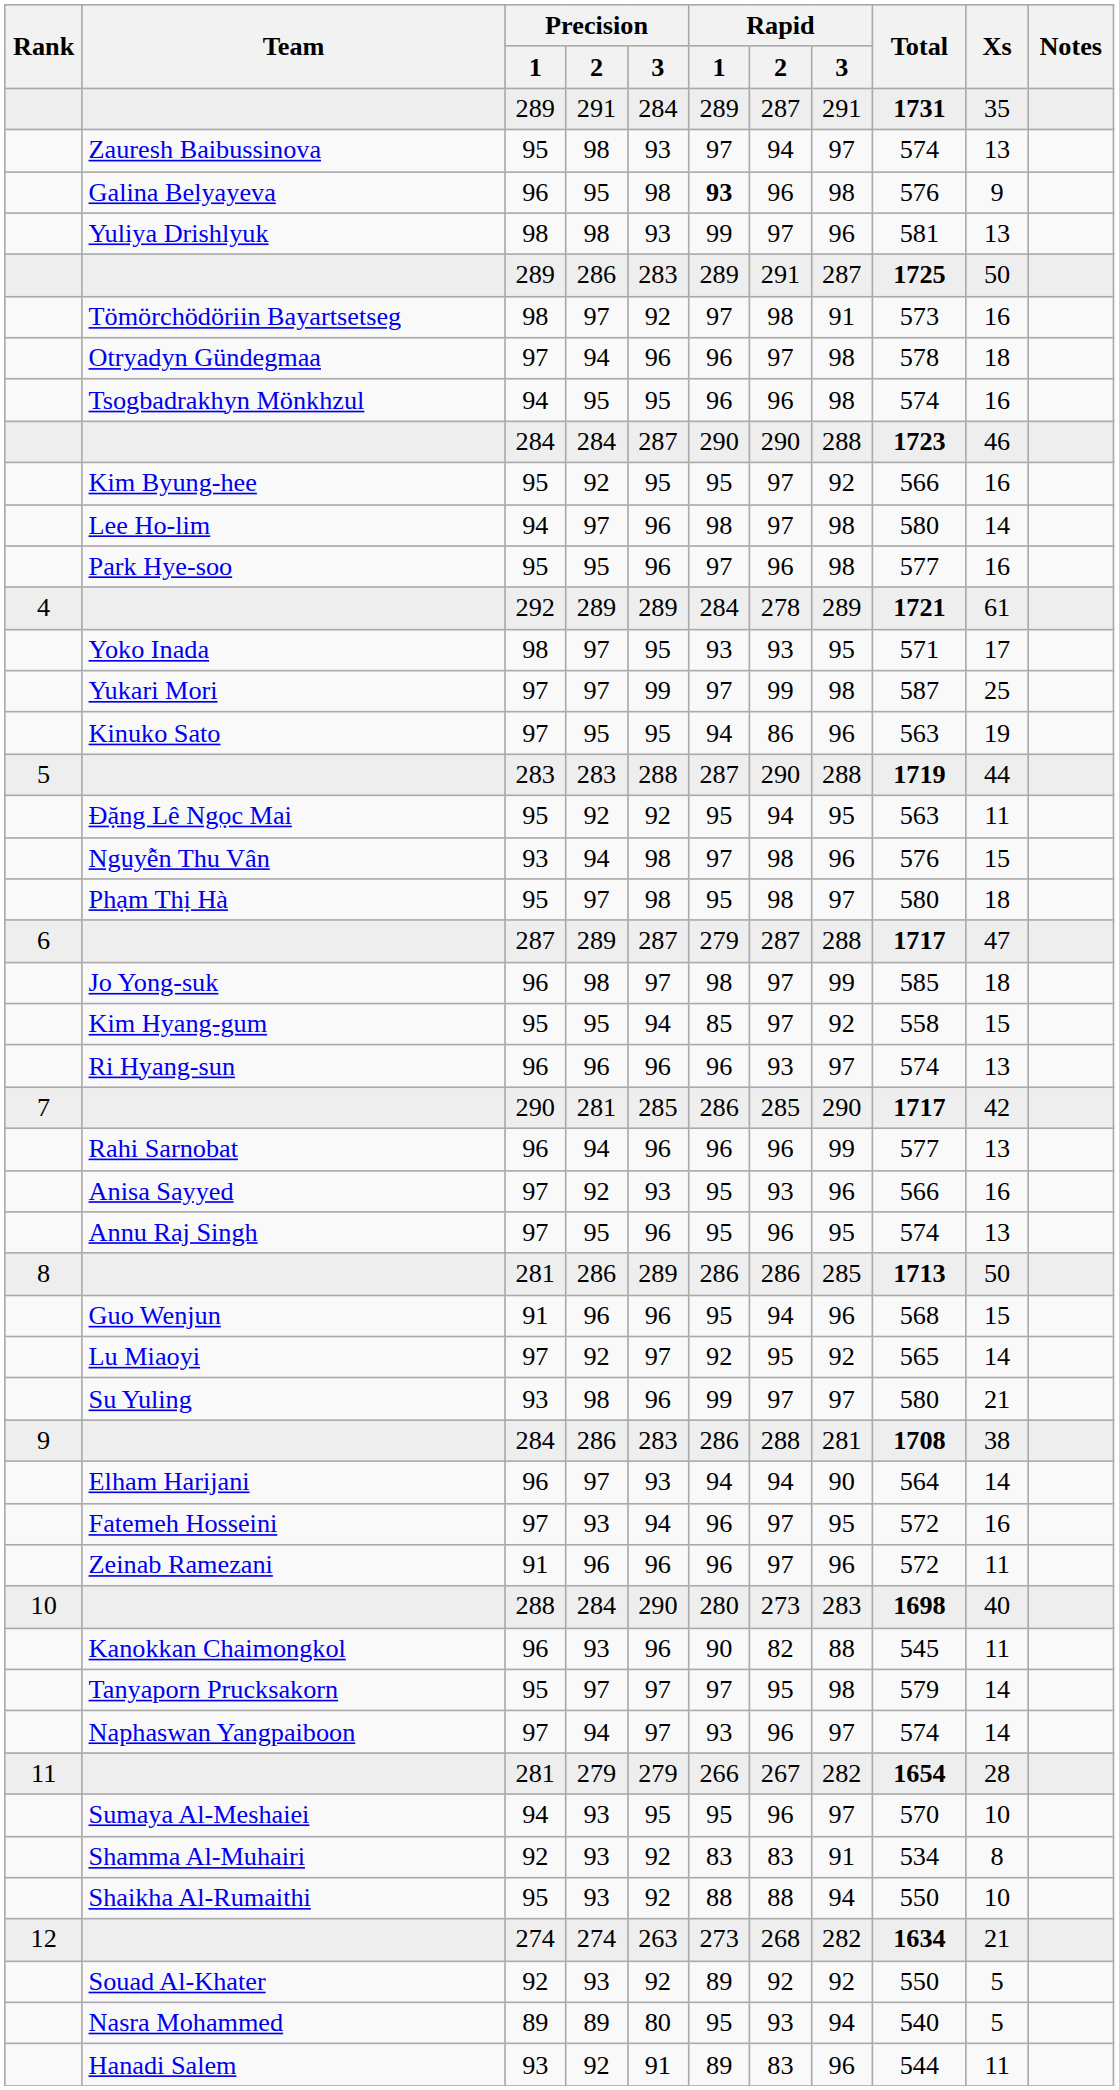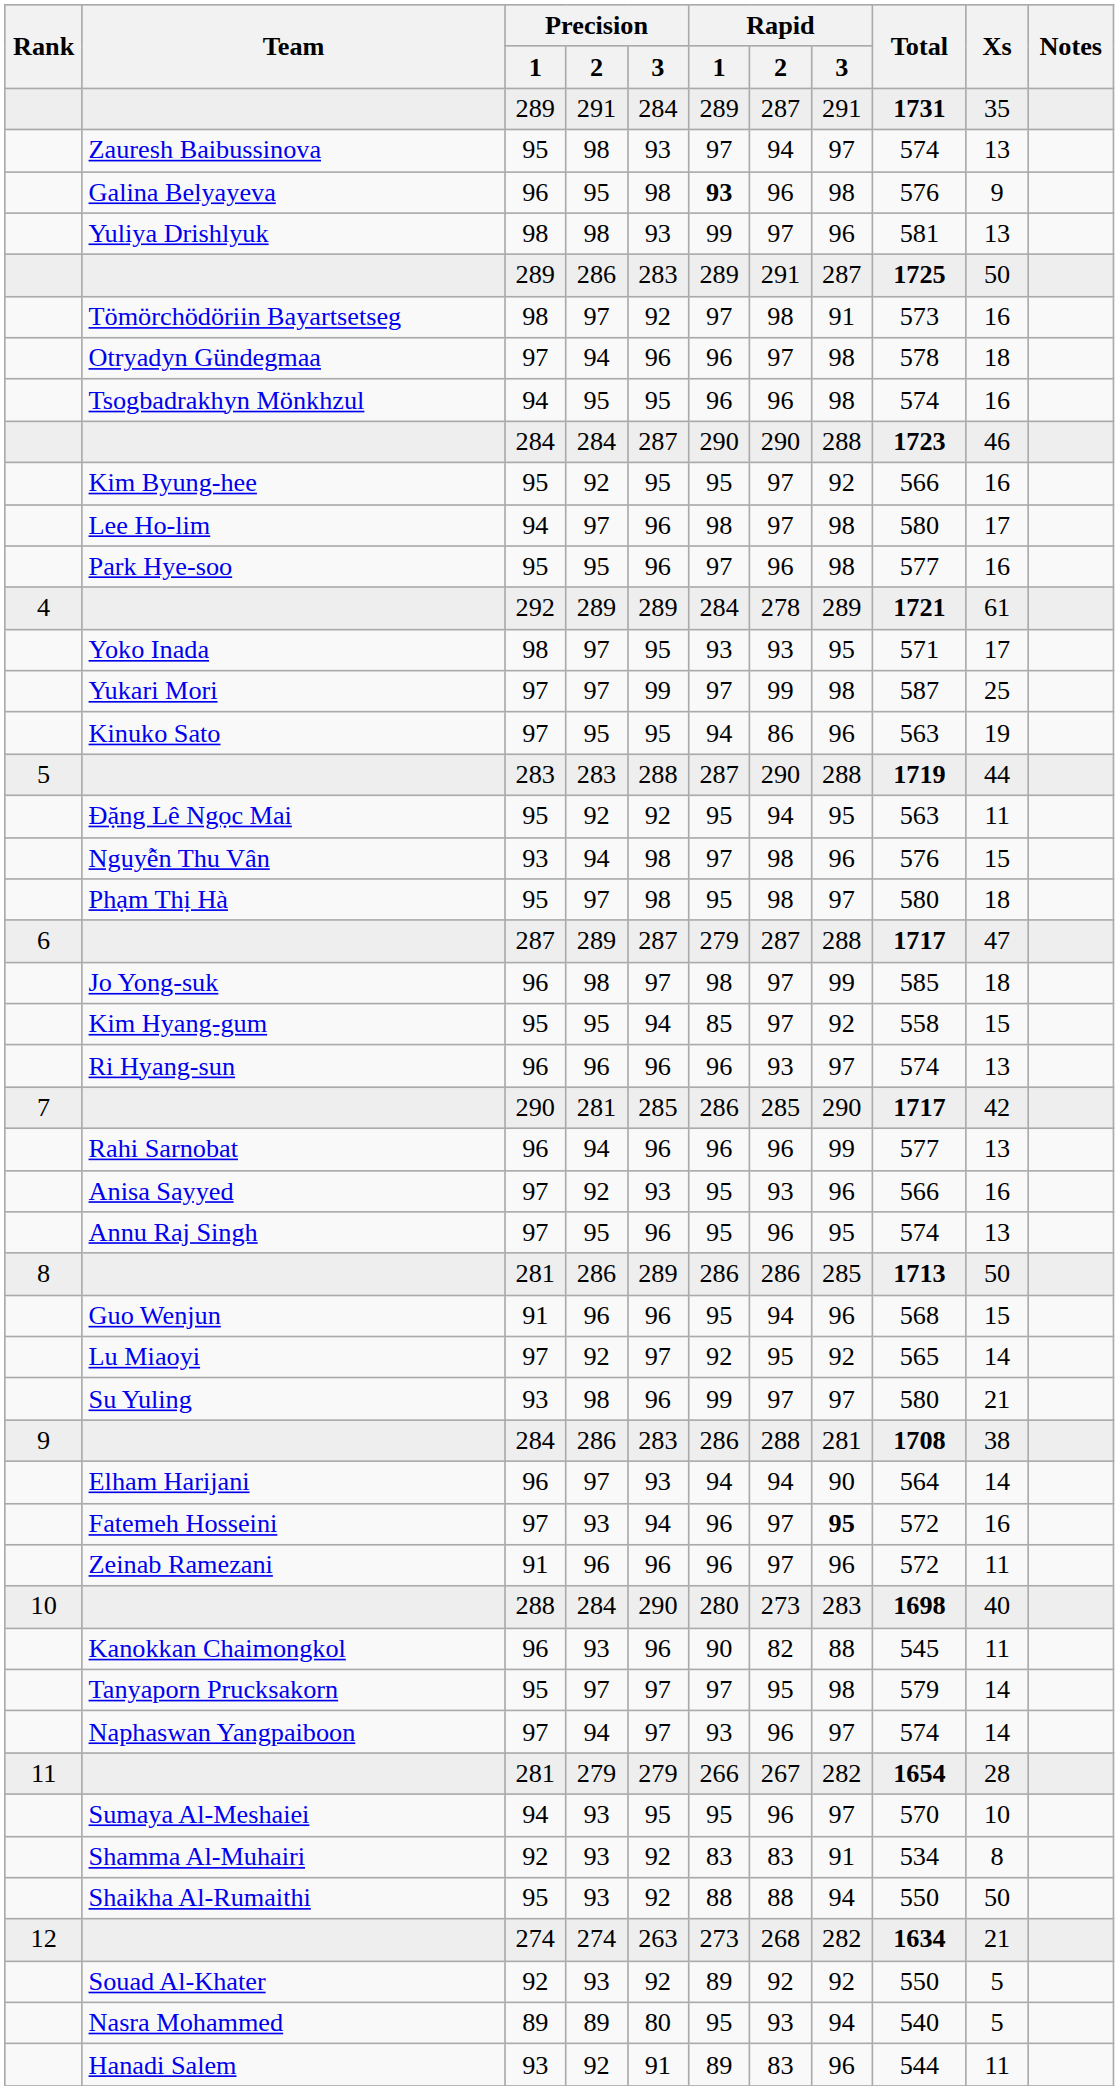(997, 524) 14 -> (997, 524) 17
(842, 1523) normal -> (842, 1523) bold
(997, 1897) 10 -> (997, 1897) 50
